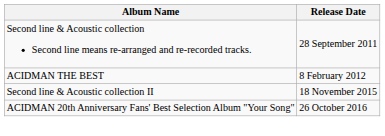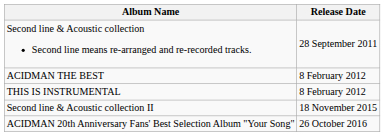+ row: (64, 91)
